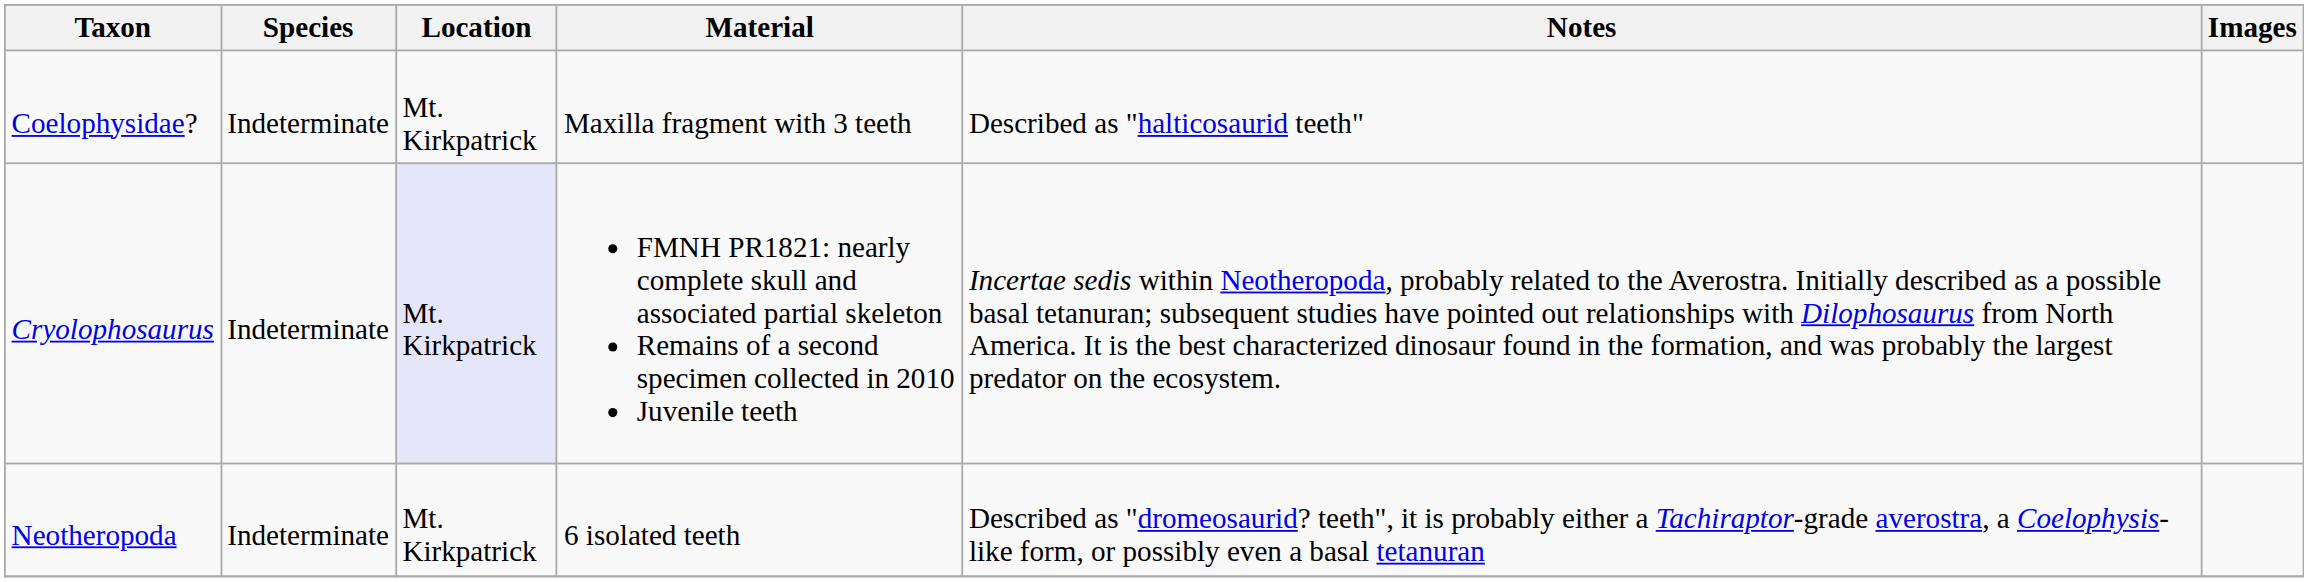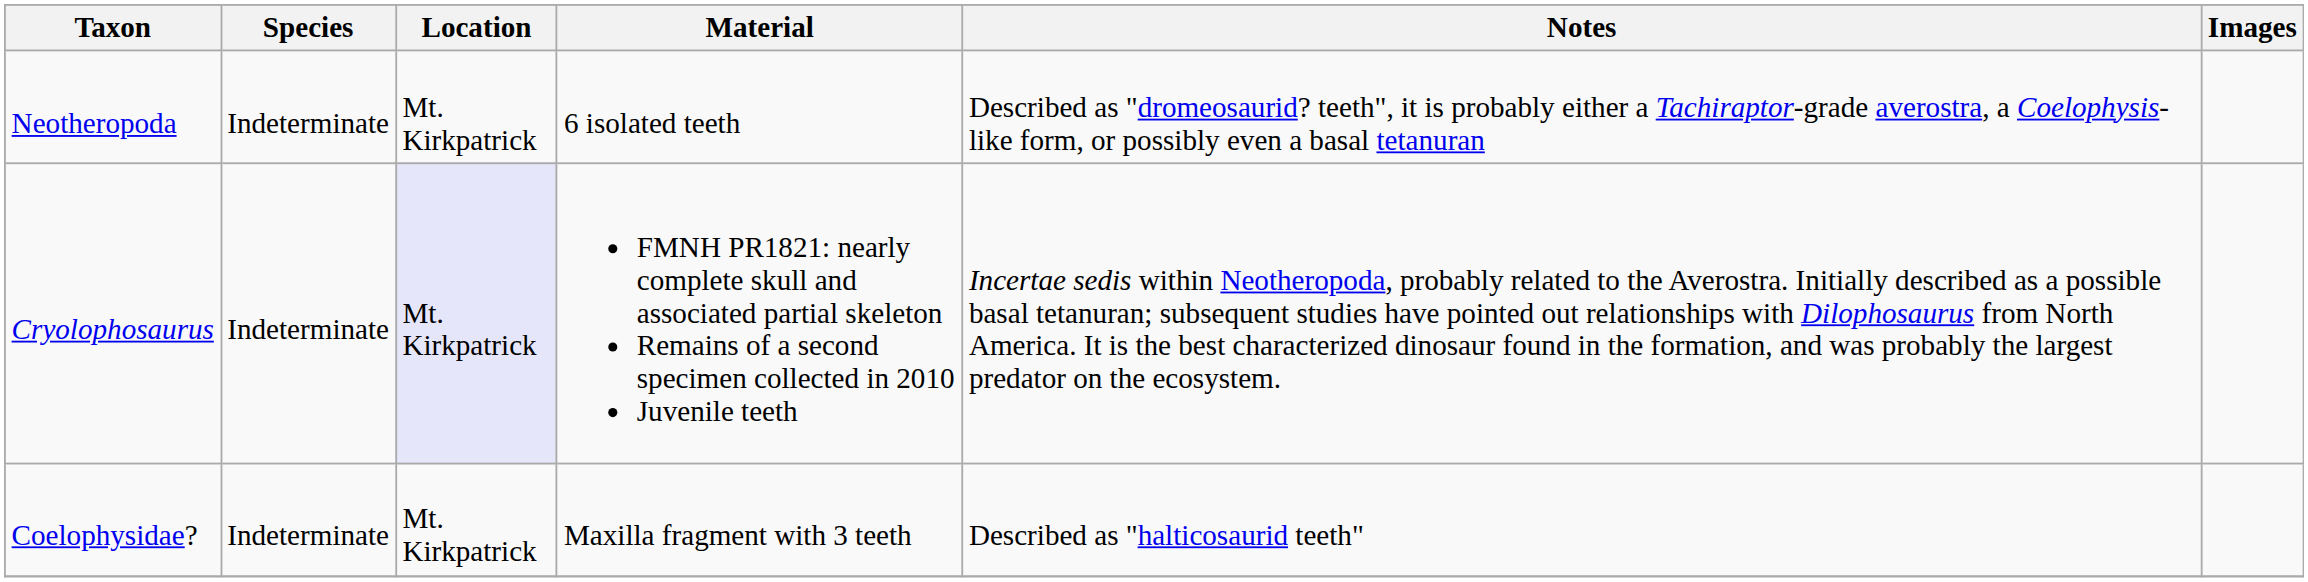rows swapped: (105, 122) <-> (94, 535)
